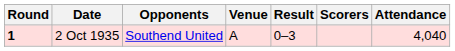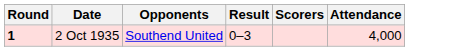- column: (248, 14)
(430, 35) 4,040 -> (385, 35) 4,000
